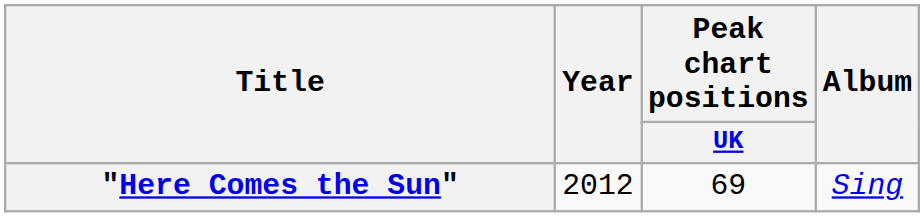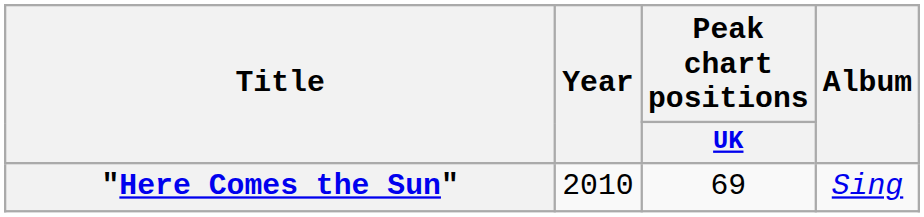(598, 186) 2012 -> (598, 186) 2010
